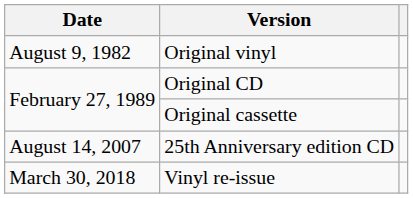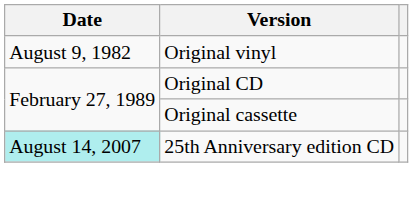(75, 146) no background -> (75, 146) paleturquoise background
- row: (220, 177)
